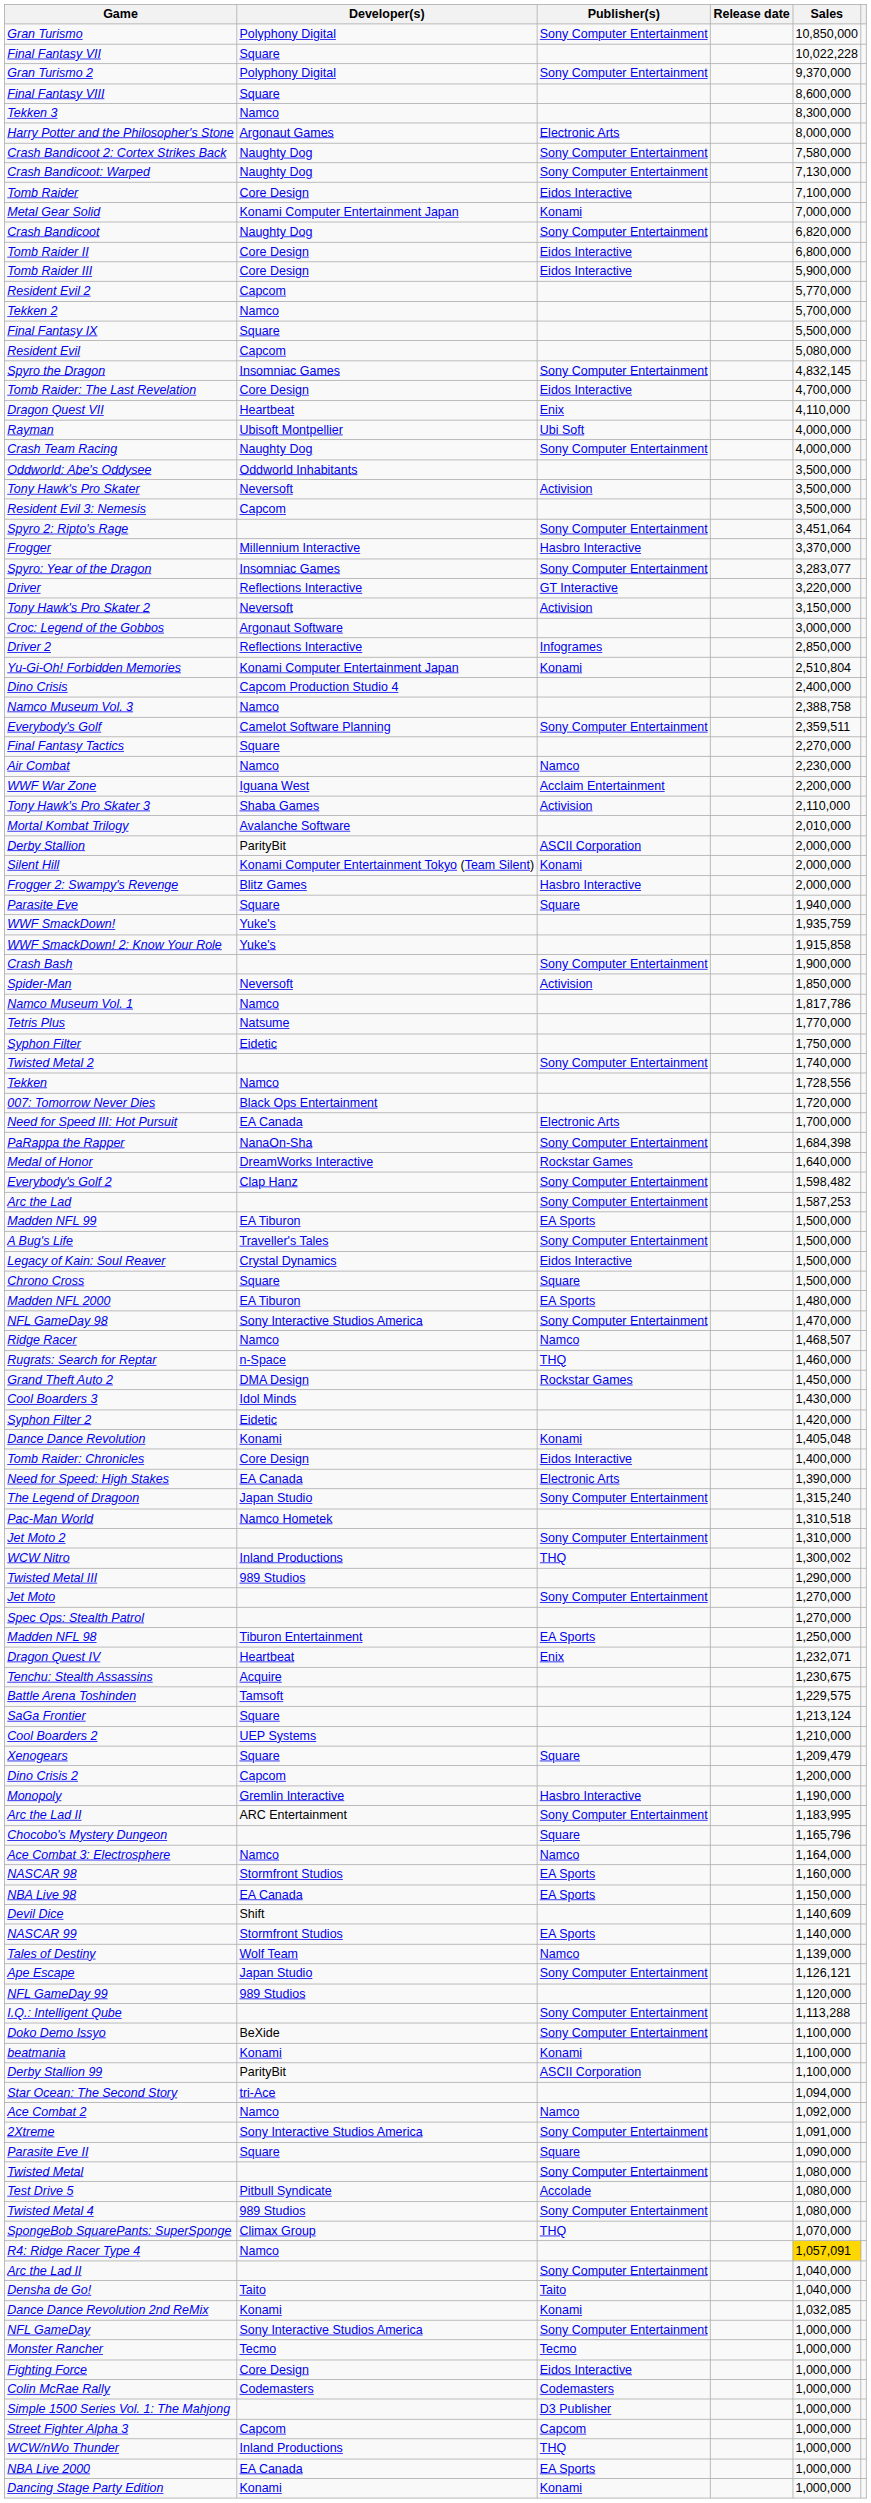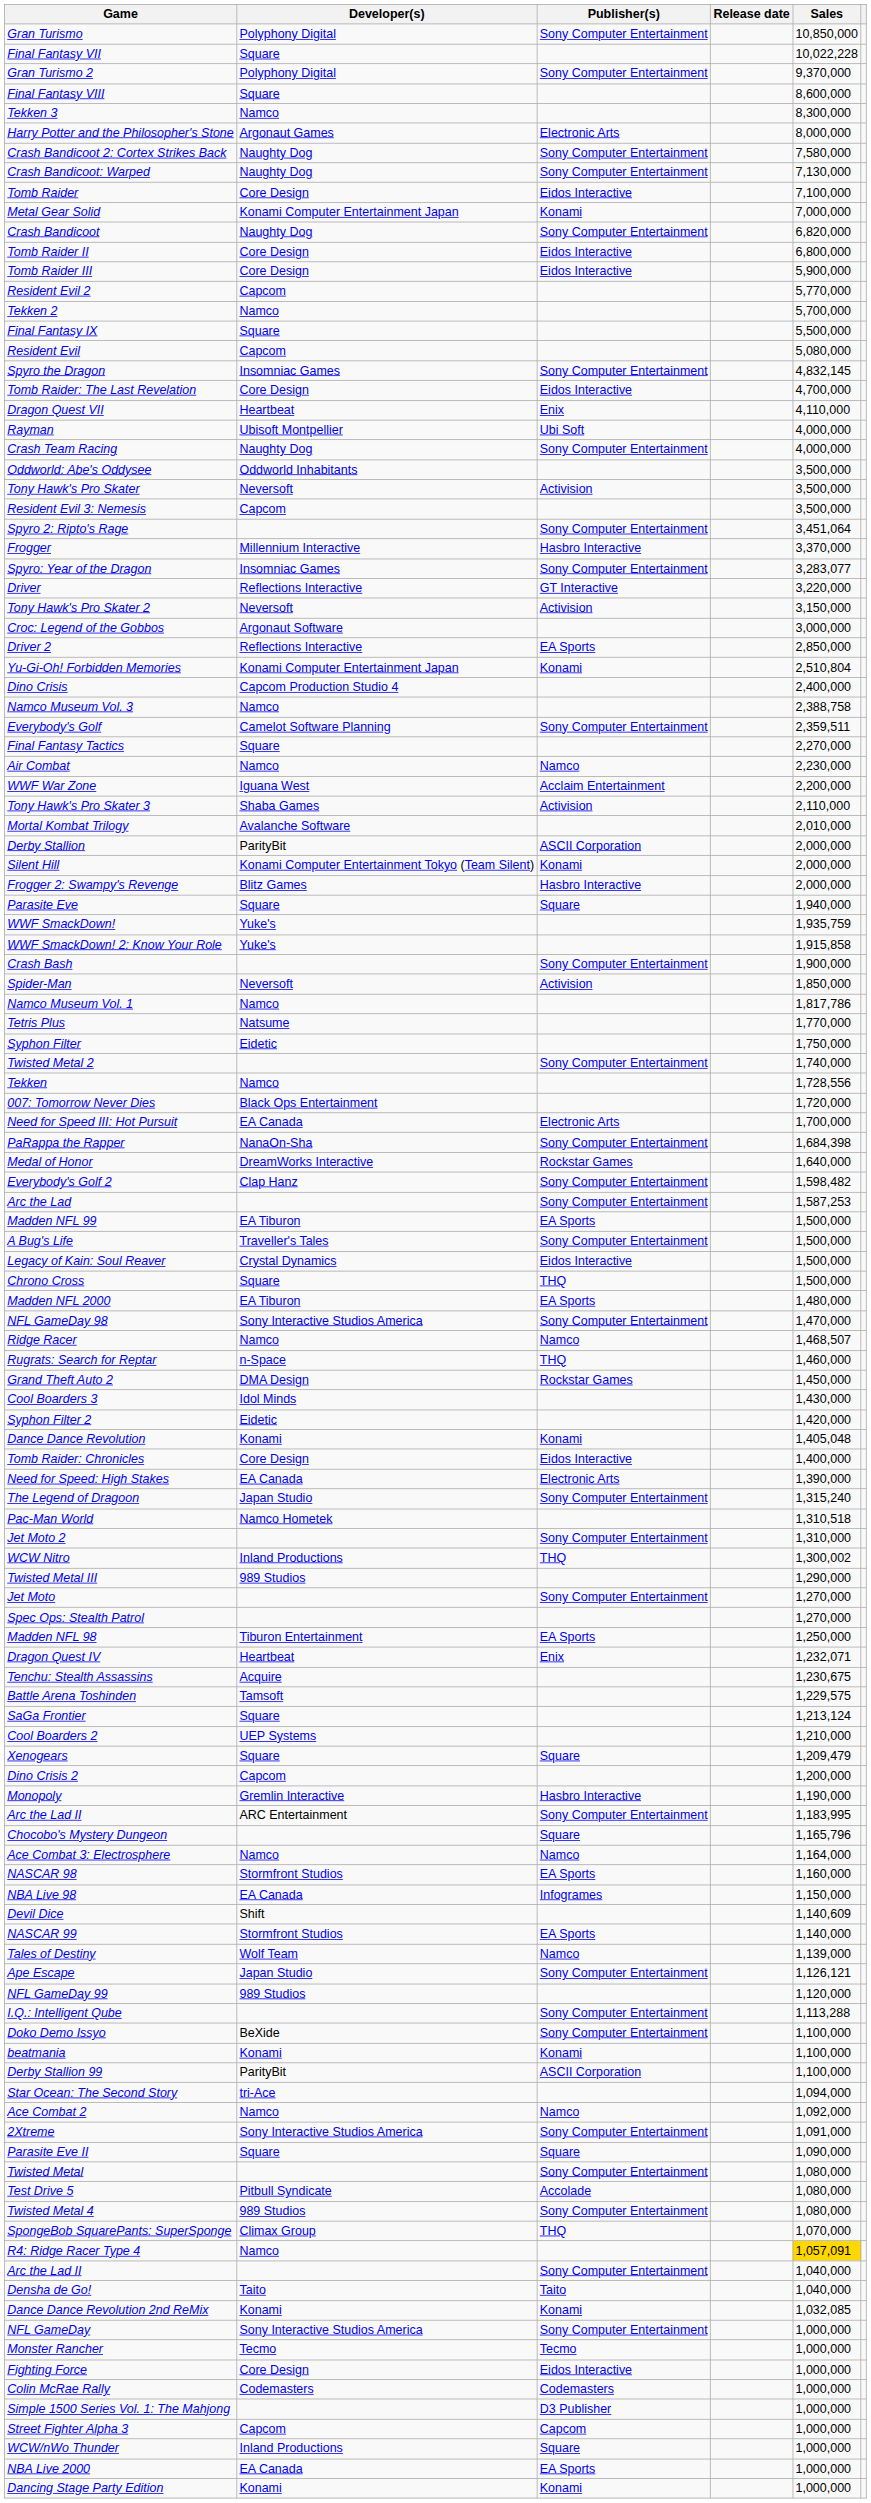(571, 647) Infogrames -> (568, 647) EA Sports
(560, 1281) Square -> (553, 1281) THQ
(568, 1894) EA Sports -> (571, 1894) Infogrames
(553, 2448) THQ -> (560, 2448) Square
